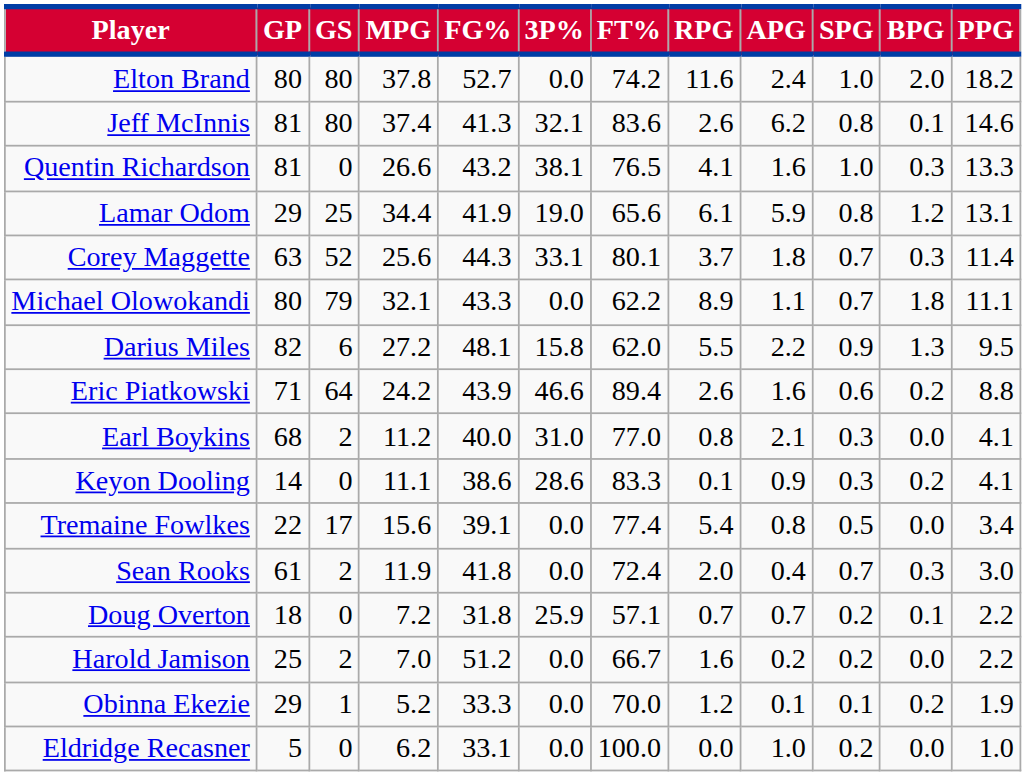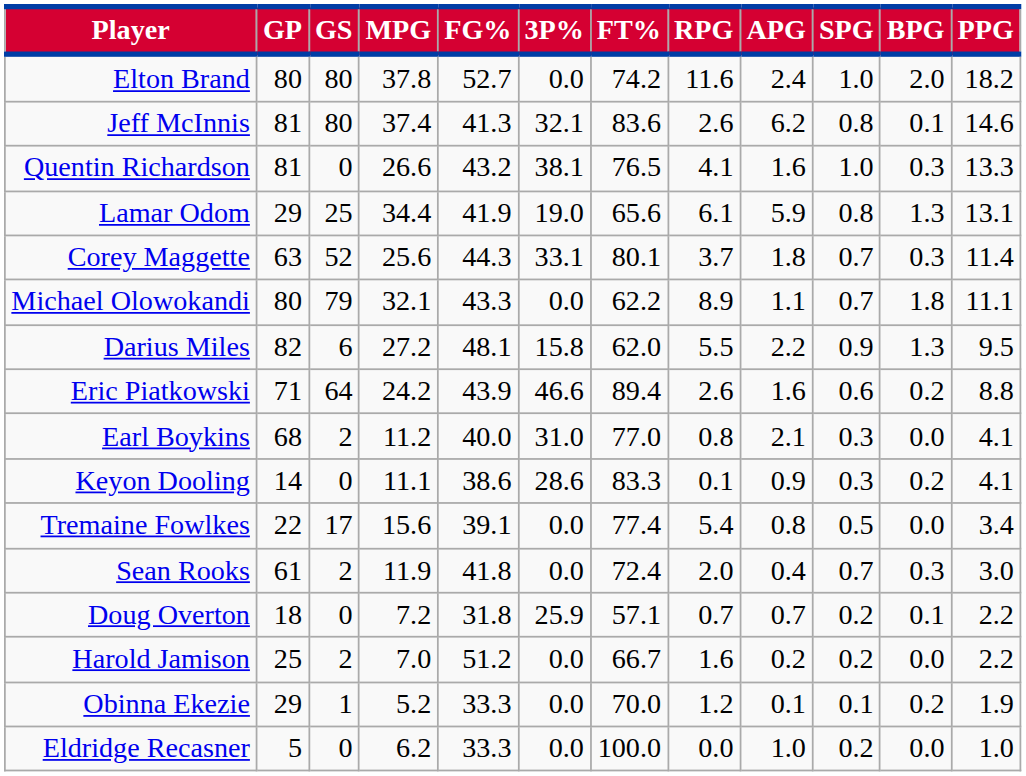(927, 212) 1.2 -> (927, 212) 1.3
(487, 748) 33.1 -> (487, 748) 33.3
